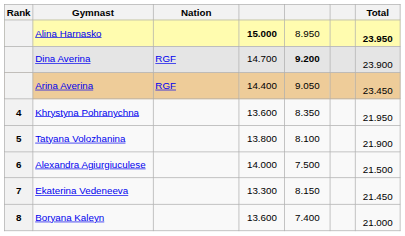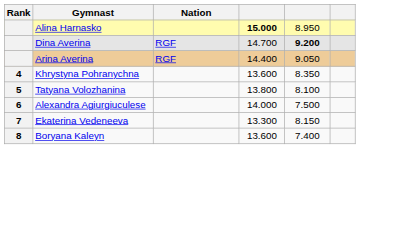- column: (378, 12)
